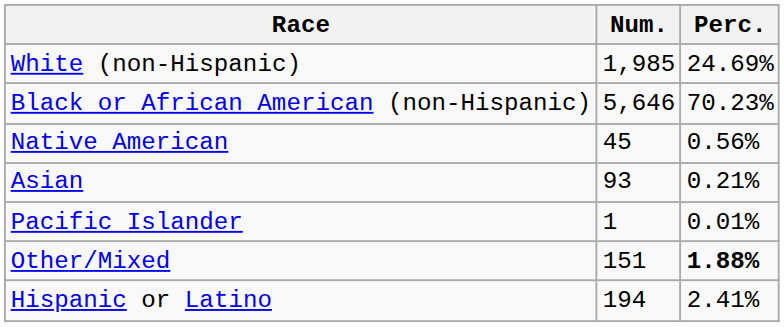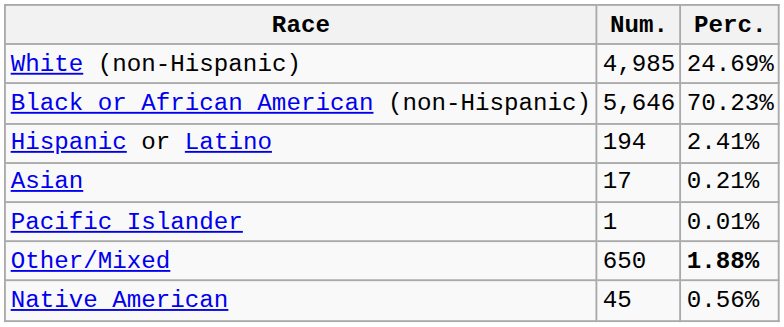(639, 64) 1,985 -> (639, 64) 4,985
rows swapped: (120, 143) <-> (141, 300)
(617, 182) 93 -> (617, 182) 17
(624, 261) 151 -> (624, 261) 650
